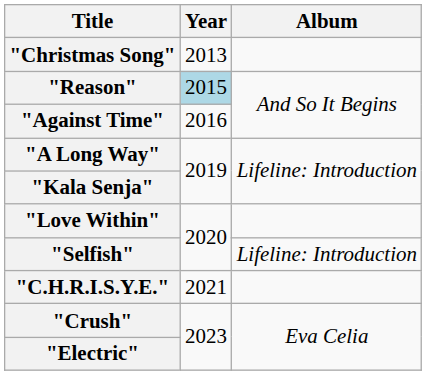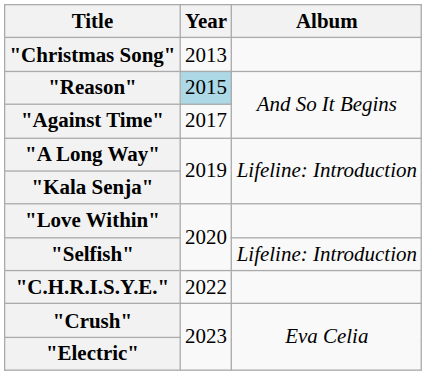(206, 120) 2016 -> (206, 120) 2017
(206, 287) 2021 -> (206, 287) 2022
